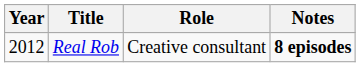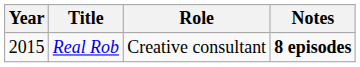(27, 47) 2012 -> (27, 47) 2015
